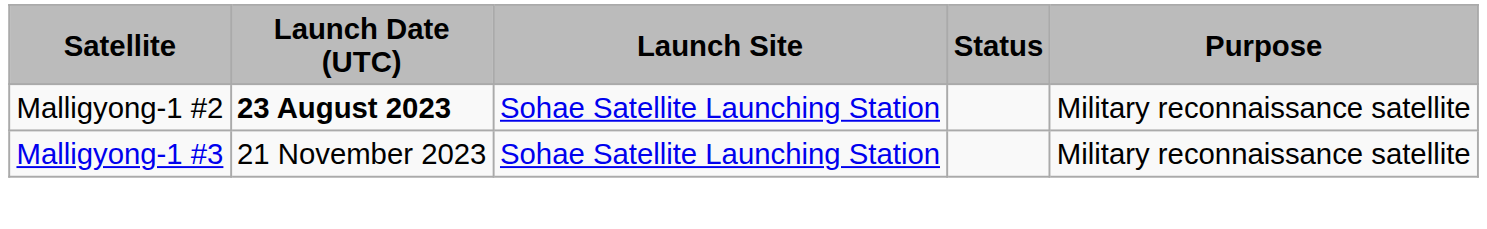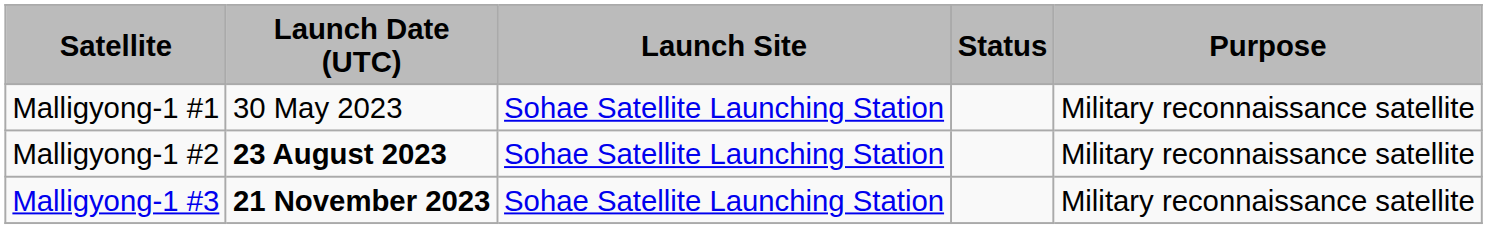+ row: (116, 108)
(362, 154) normal -> (362, 201) bold
